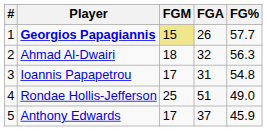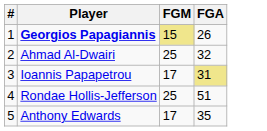- column: (244, 14)
(170, 55) 18 -> (170, 55) 25
(204, 75) no background -> (204, 75) khaki background
(204, 116) 37 -> (204, 116) 35
